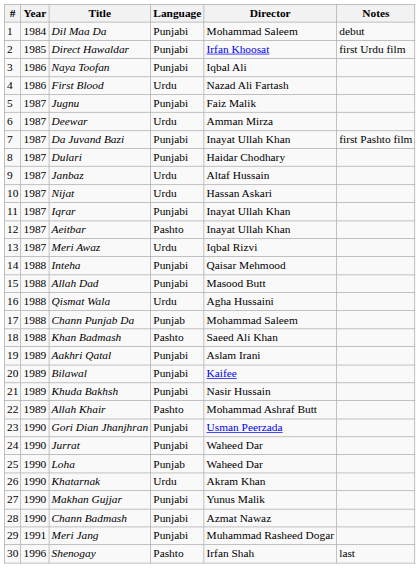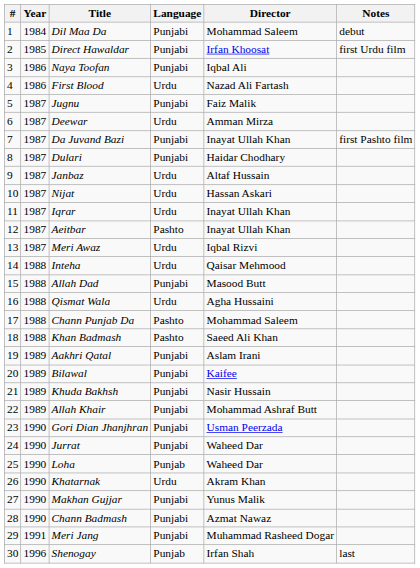(171, 211) Punjabi -> (165, 211) Urdu
(171, 265) Punjabi -> (165, 265) Urdu
(169, 319) Punjab -> (168, 319) Pashto
(168, 409) Pashto -> (171, 409) Punjabi
(168, 553) Pashto -> (169, 553) Punjab
